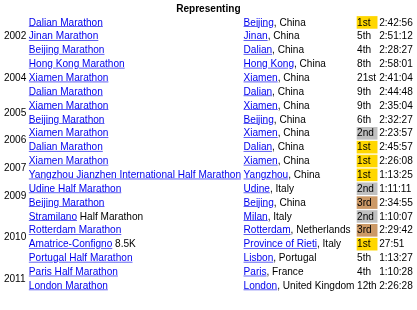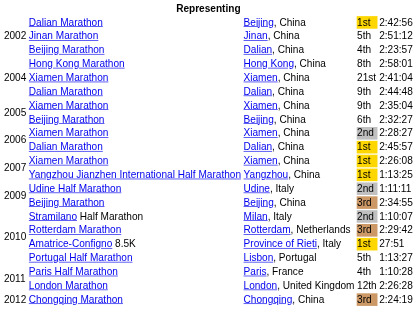(396, 50) 2:28:27 -> (396, 50) 2:23:57
(396, 133) 2:23:57 -> (396, 133) 2:28:27
+ row: (15, 299)
